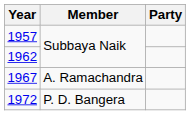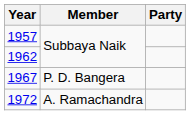(93, 78) A. Ramachandra -> (84, 78) P. D. Bangera
(84, 99) P. D. Bangera -> (93, 99) A. Ramachandra
